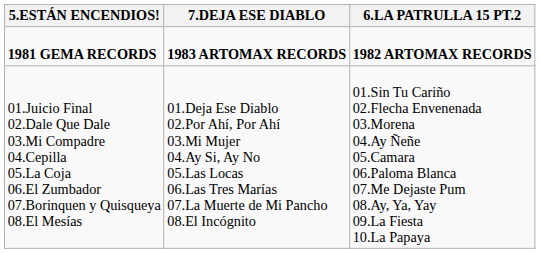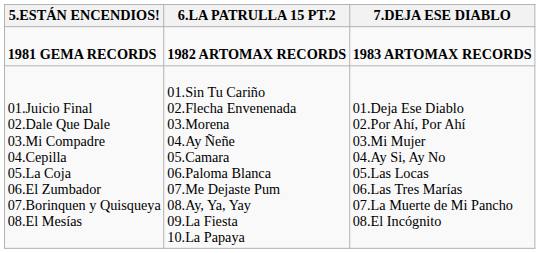columns swapped: (442, 15) <-> (257, 15)
